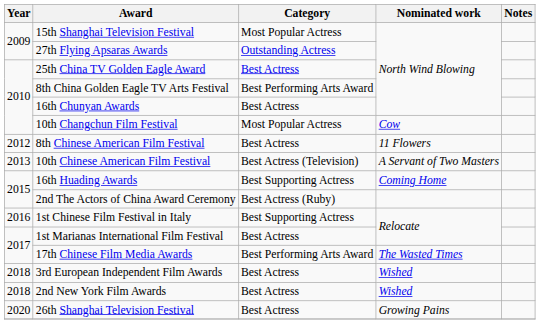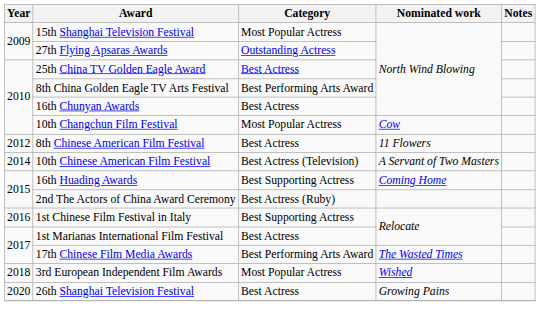(19, 161) 2013 -> (19, 161) 2014
(270, 273) Best Actress -> (291, 273) Most Popular Actress
- row: (101, 291)
